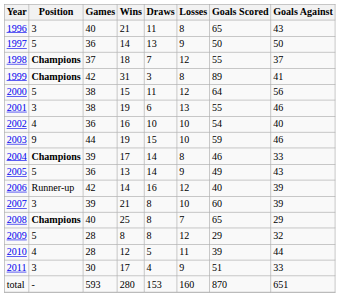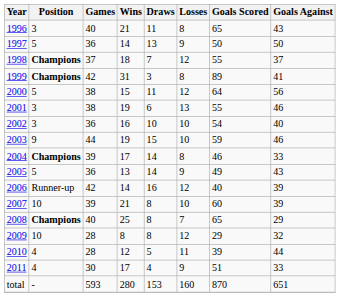(34, 124) 4 -> (34, 124) 3
(34, 204) 3 -> (36, 204) 10
(34, 236) 5 -> (36, 236) 10
(34, 268) 3 -> (34, 268) 4
